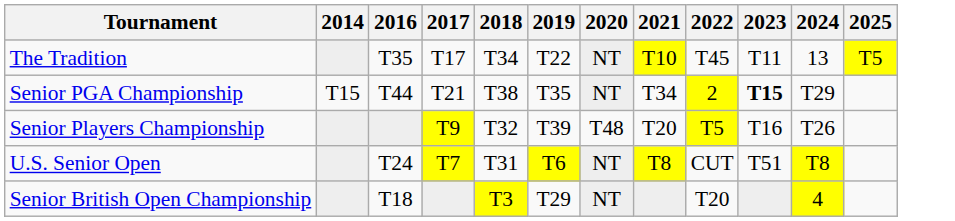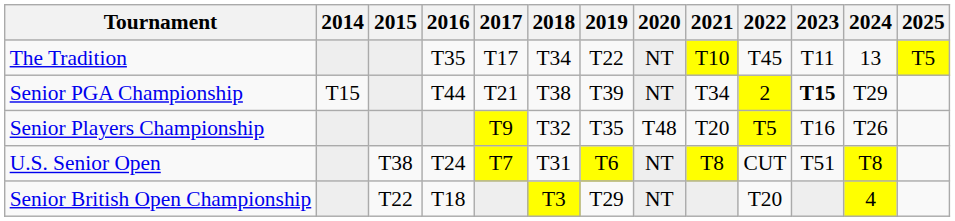+ column: (395, 22)
(554, 93) T35 -> (607, 93) T39
(554, 128) T39 -> (607, 128) T35
